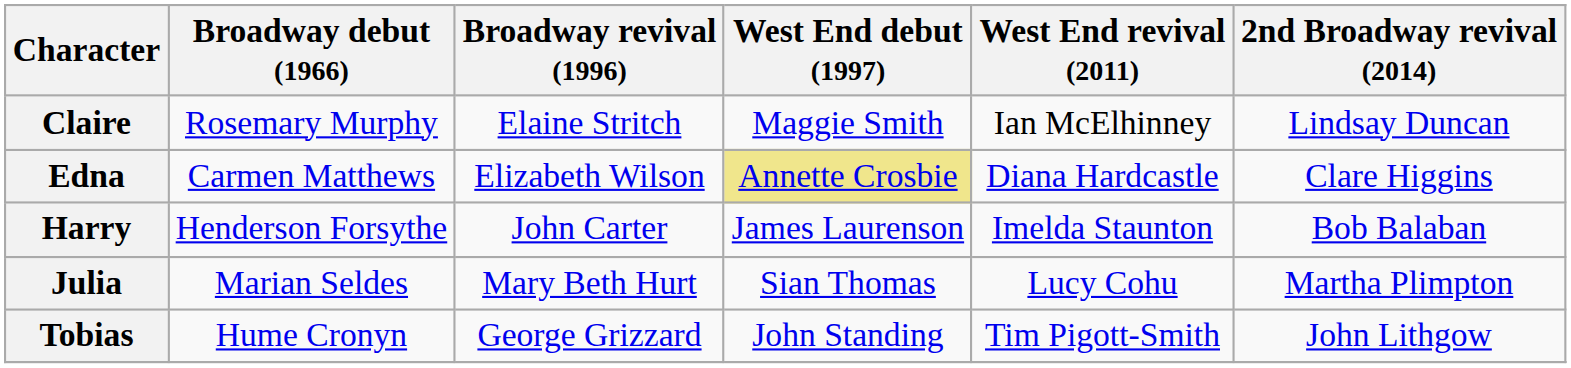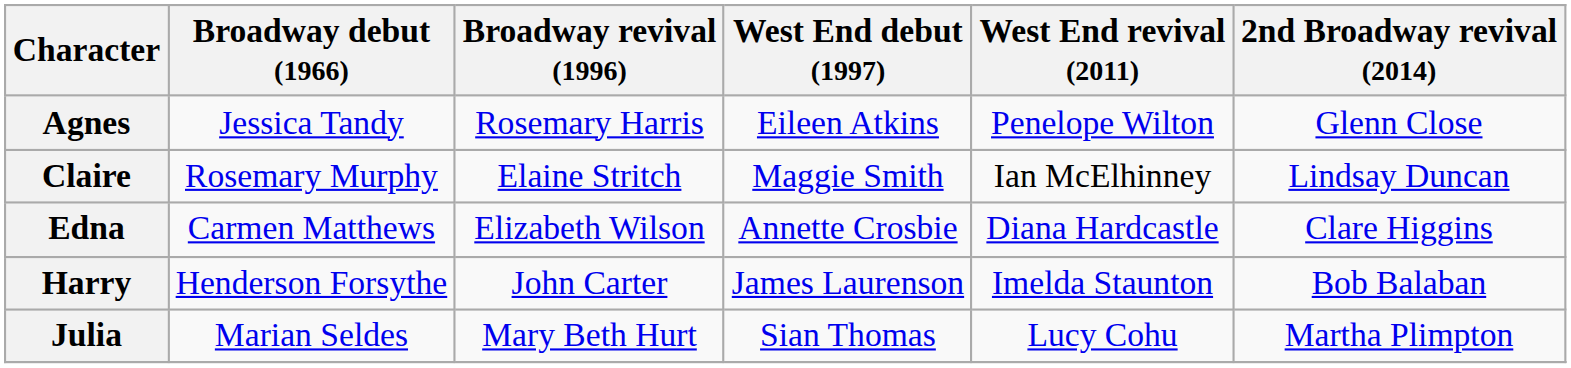+ row: (86, 122)
(848, 175) khaki background -> (848, 228) no background
- row: (86, 335)
